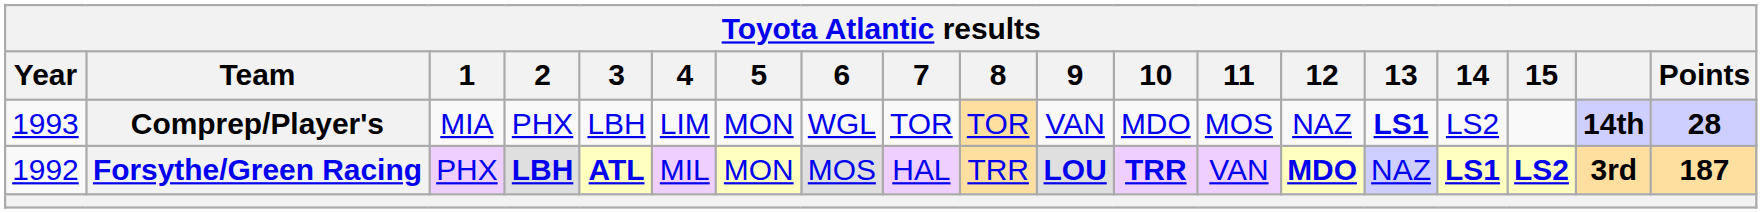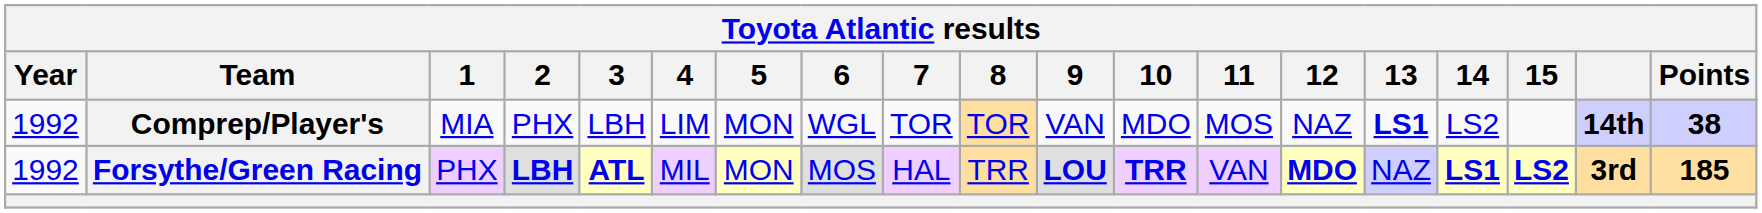(45, 123) 1993 -> (45, 123) 1992
(1704, 123) 28 -> (1704, 123) 38
(1704, 170) 187 -> (1704, 170) 185
